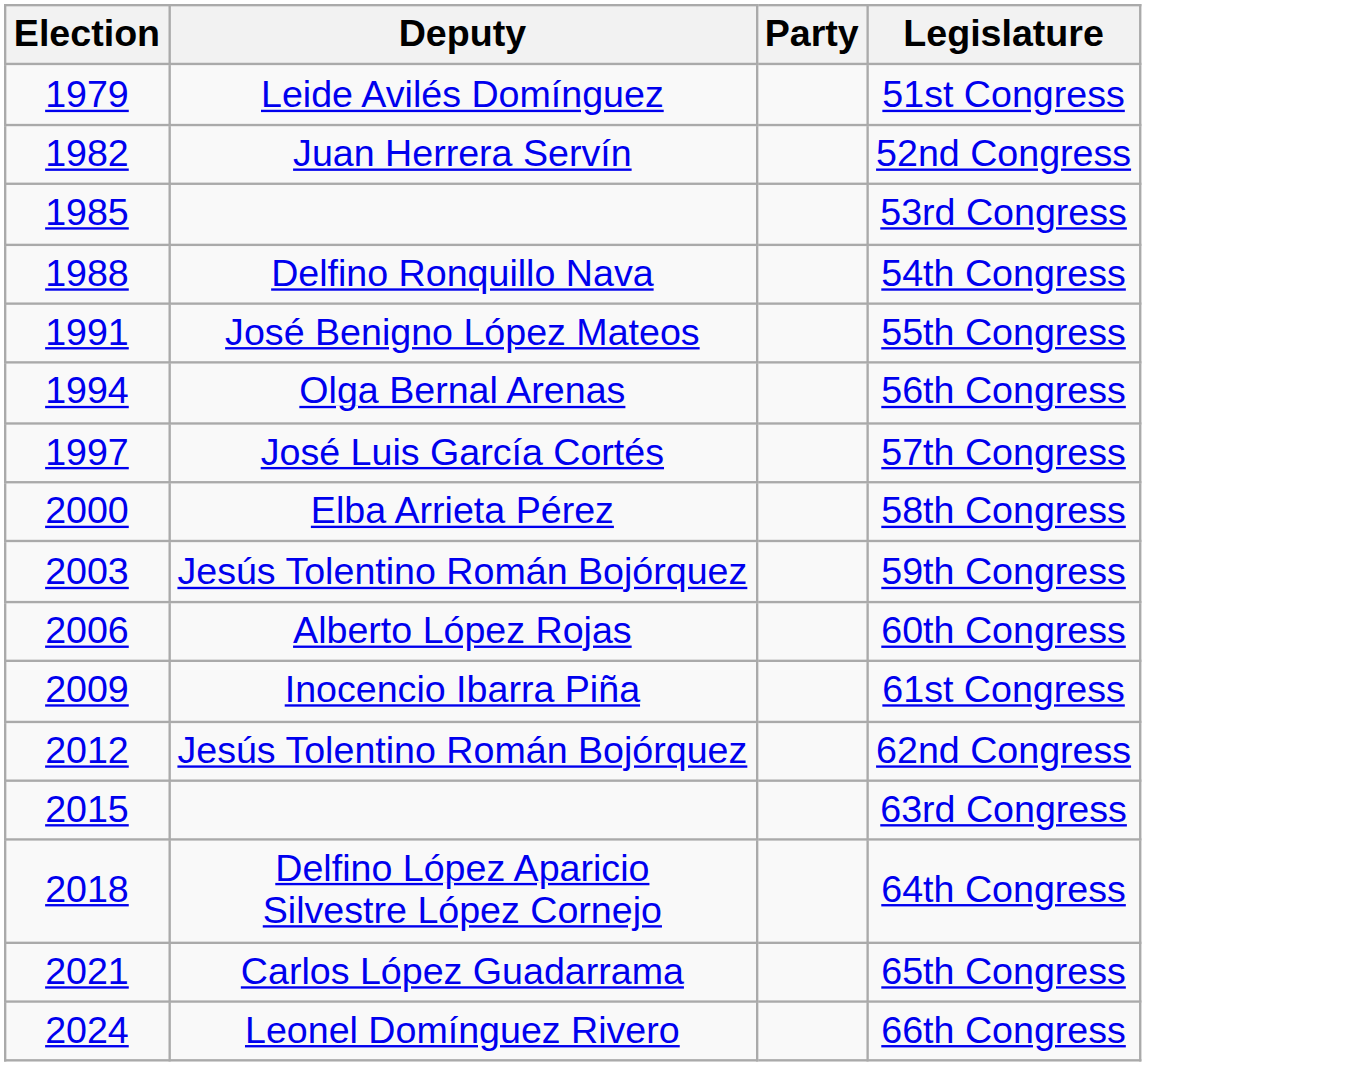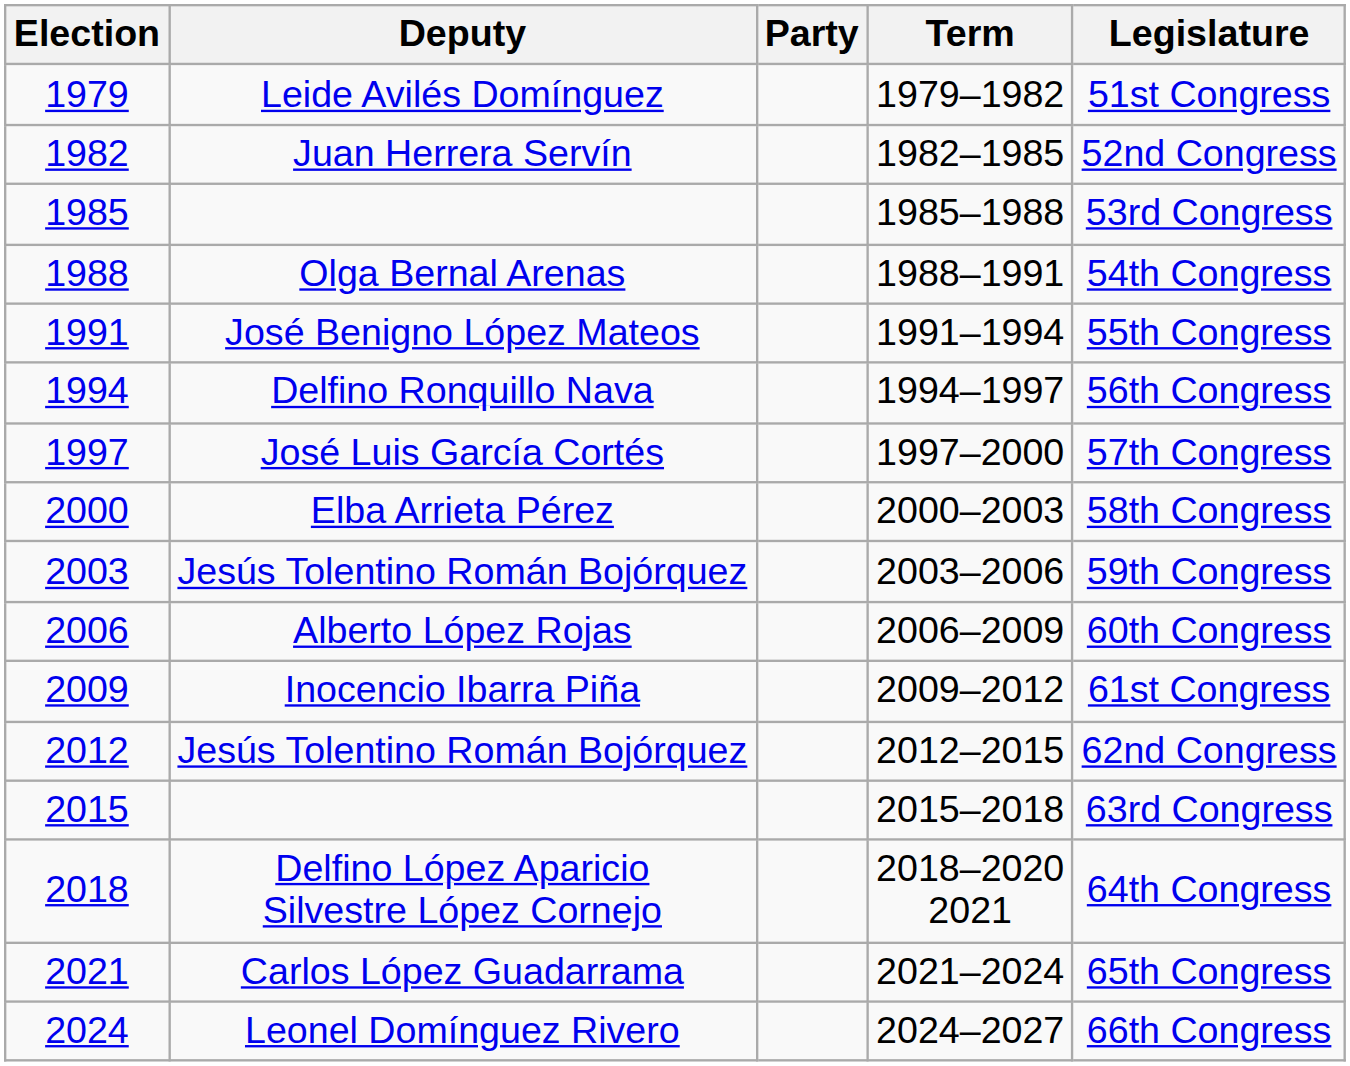+ column: (970, 34)
(462, 272) Delfino Ronquillo Nava -> (462, 272) Olga Bernal Arenas
(462, 392) Olga Bernal Arenas -> (462, 392) Delfino Ronquillo Nava
